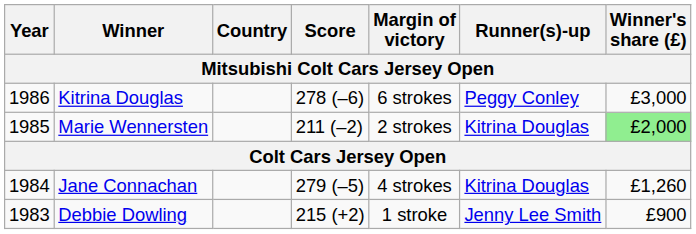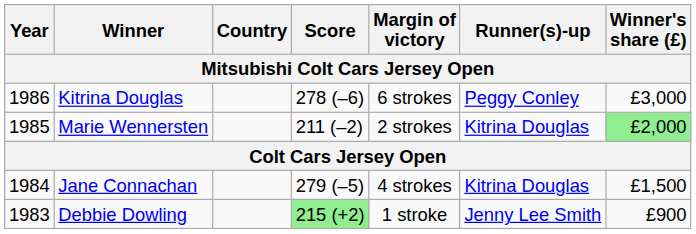(658, 185) £1,260 -> (658, 185) £1,500
(330, 215) no background -> (330, 215) lightgreen background
